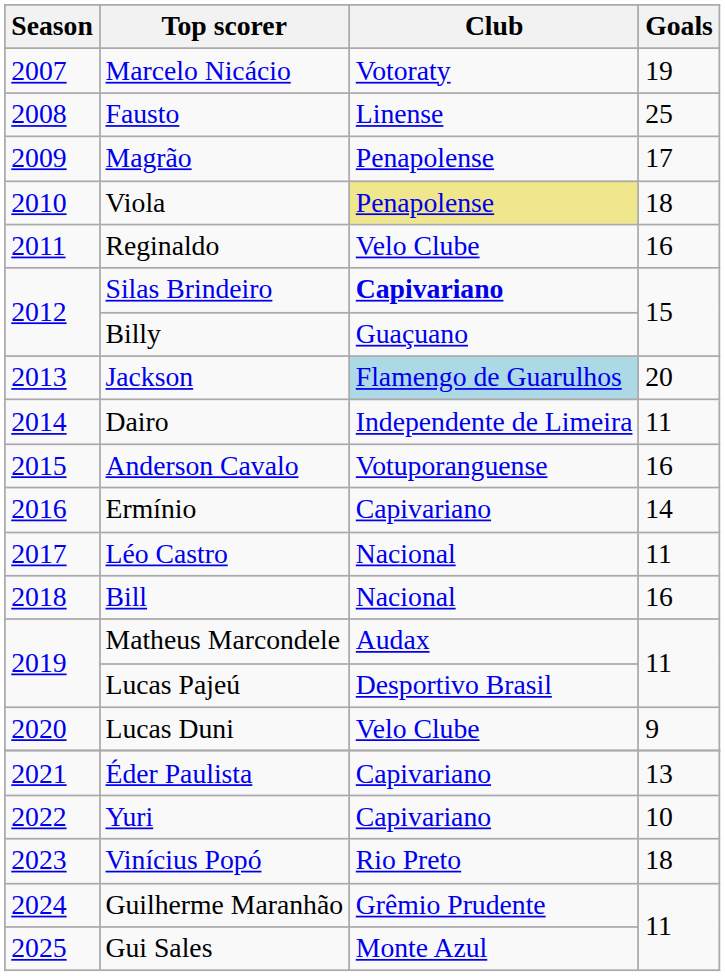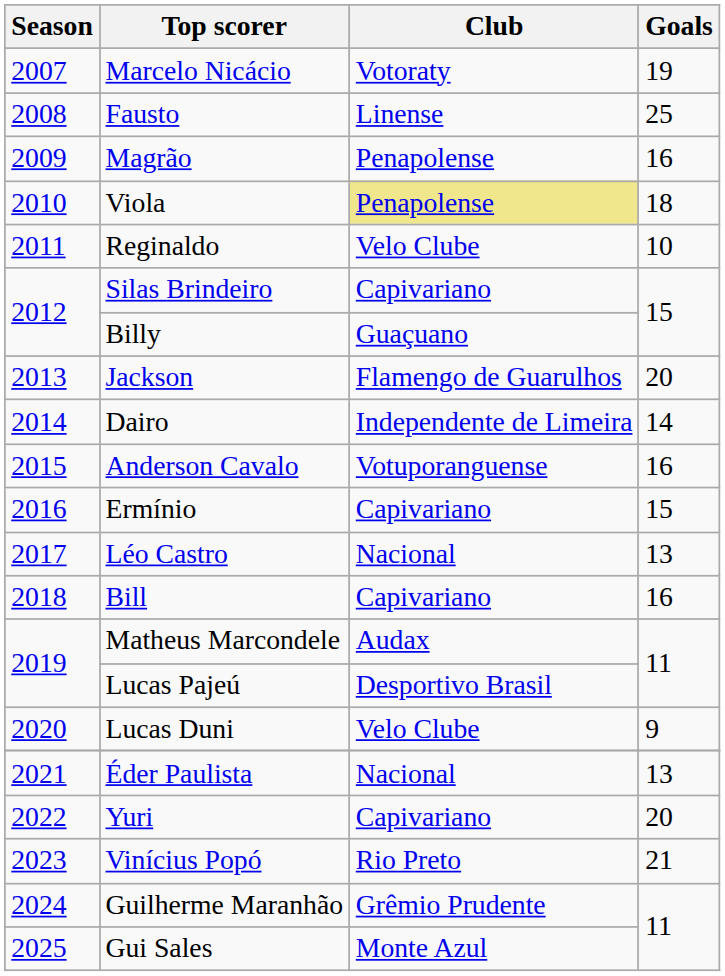(659, 158) 17 -> (659, 158) 16
(659, 245) 16 -> (659, 245) 10
(430, 289) bold -> (423, 289) normal
(489, 377) lightblue background -> (489, 377) no background
(659, 421) 11 -> (659, 421) 14
(659, 509) 14 -> (659, 509) 15
(659, 553) 11 -> (659, 553) 13
(406, 597) Nacional -> (423, 597) Capivariano
(423, 772) Capivariano -> (406, 772) Nacional
(659, 816) 10 -> (659, 816) 20
(659, 860) 18 -> (659, 860) 21
